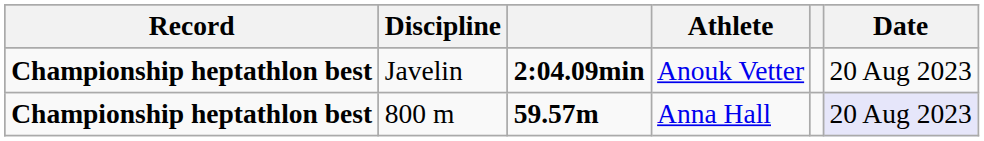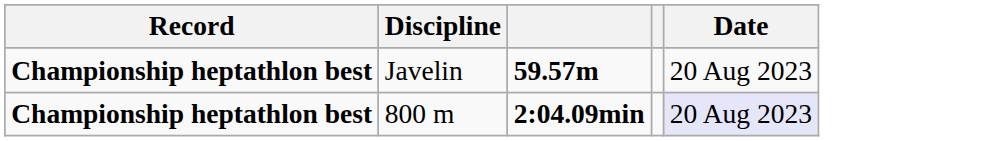- column: (731, 26)
(579, 69) 2:04.09min -> (556, 69) 59.57m
(556, 113) 59.57m -> (579, 113) 2:04.09min
